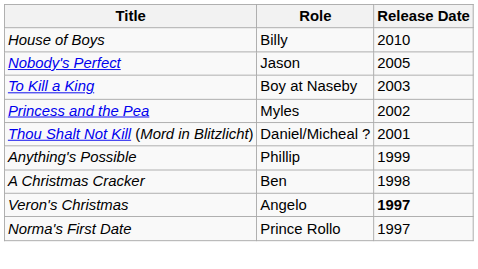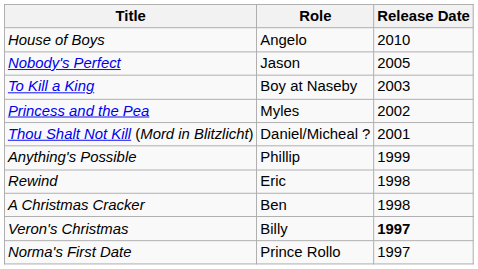(274, 39) Billy -> (284, 39) Angelo
+ row: (33, 181)
(284, 205) Angelo -> (274, 228) Billy
